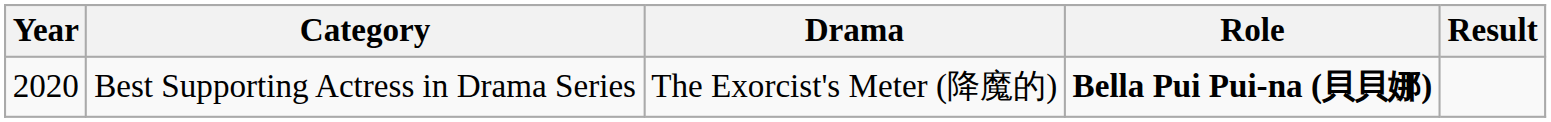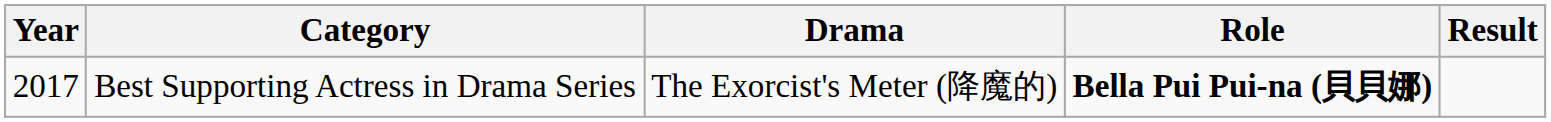(46, 86) 2020 -> (46, 86) 2017
